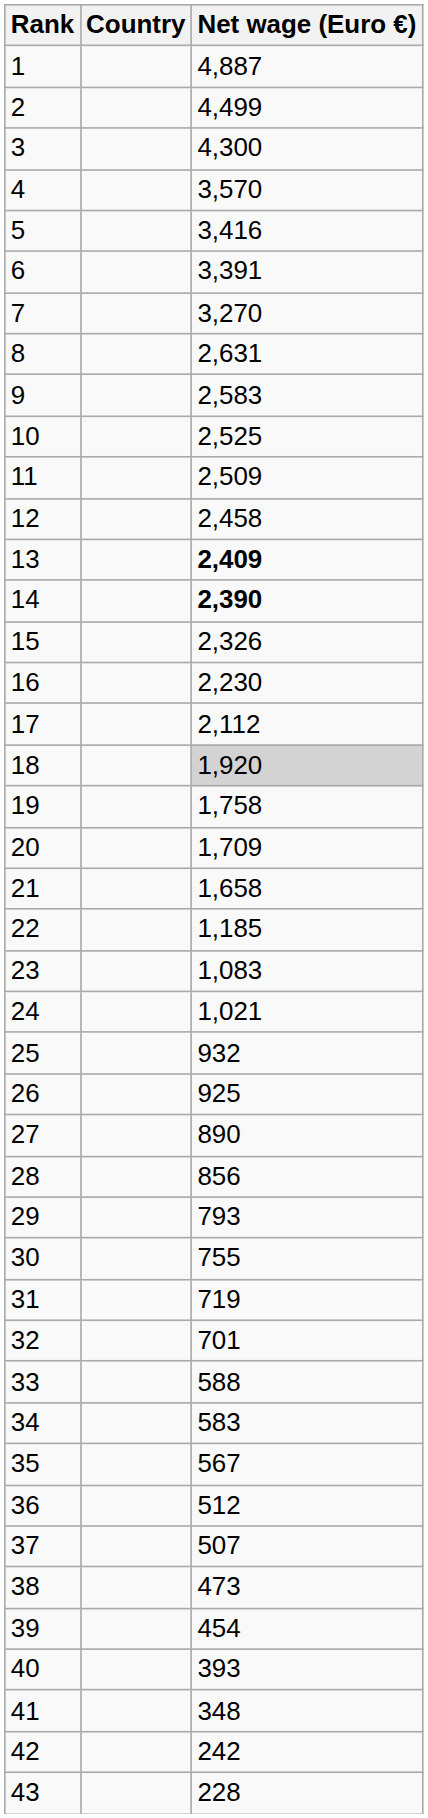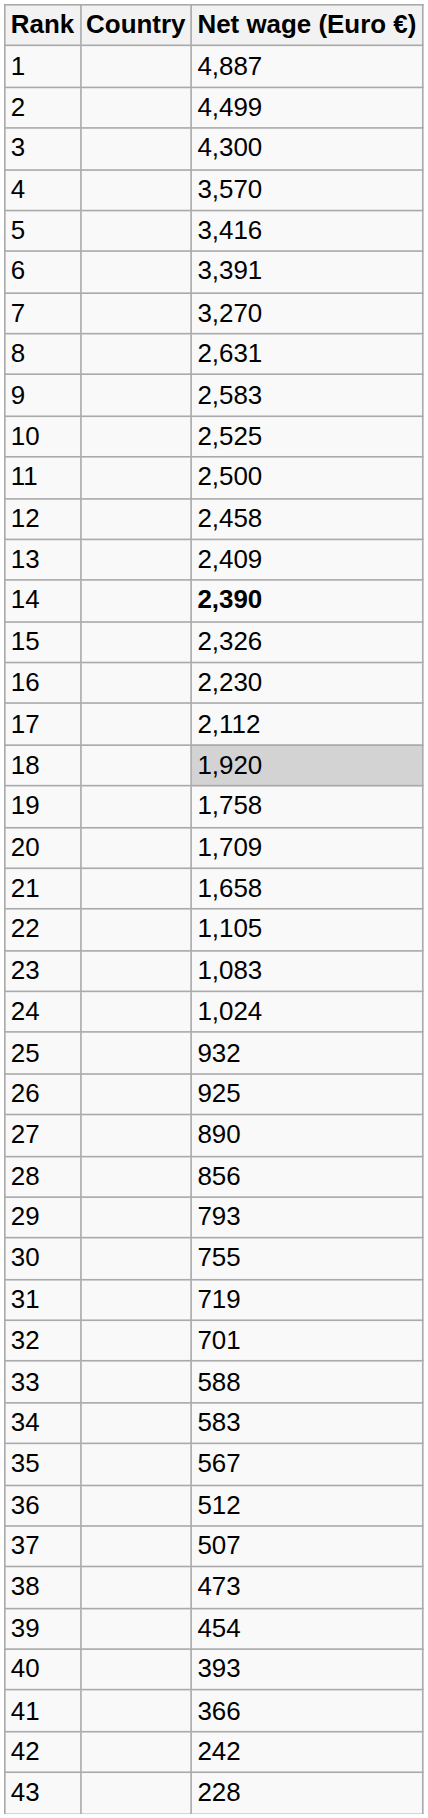(230, 477) 2,509 -> (230, 477) 2,500
(230, 559) bold -> (230, 559) normal
(230, 929) 1,185 -> (230, 929) 1,105
(230, 1011) 1,021 -> (230, 1011) 1,024
(219, 1710) 348 -> (219, 1710) 366
